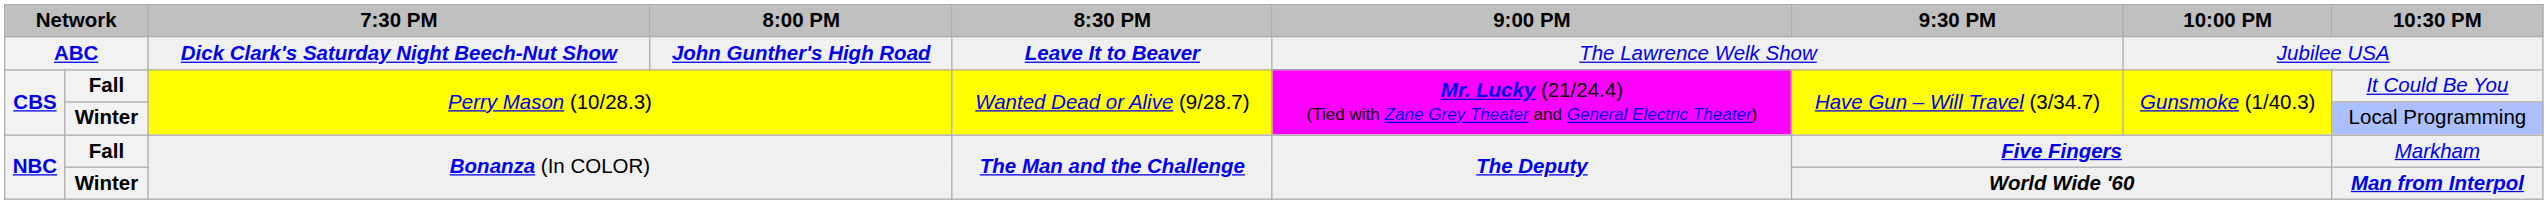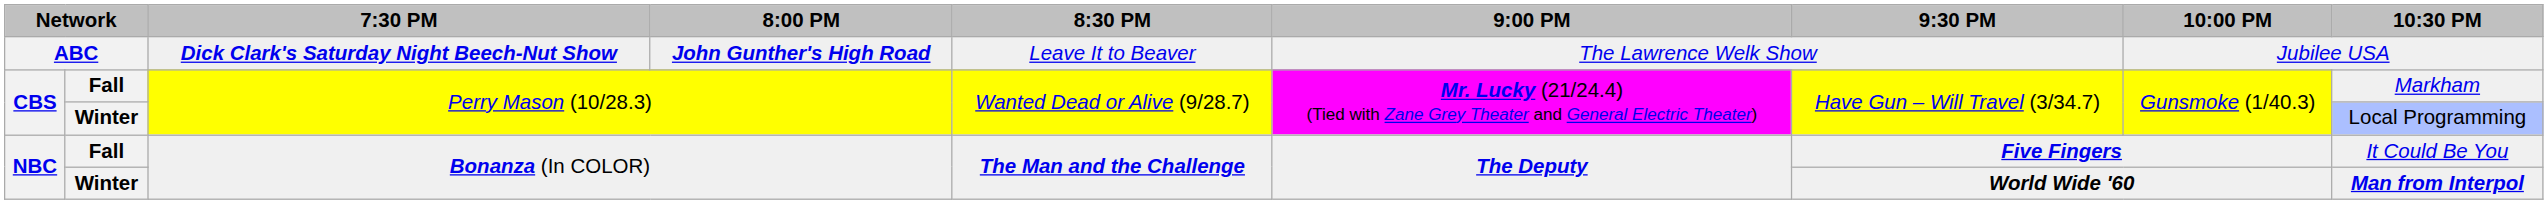(1112, 53) bold -> (1112, 53) normal
(2437, 85) It Could Be You -> (2437, 85) Markham
(2437, 150) Markham -> (2437, 150) It Could Be You
